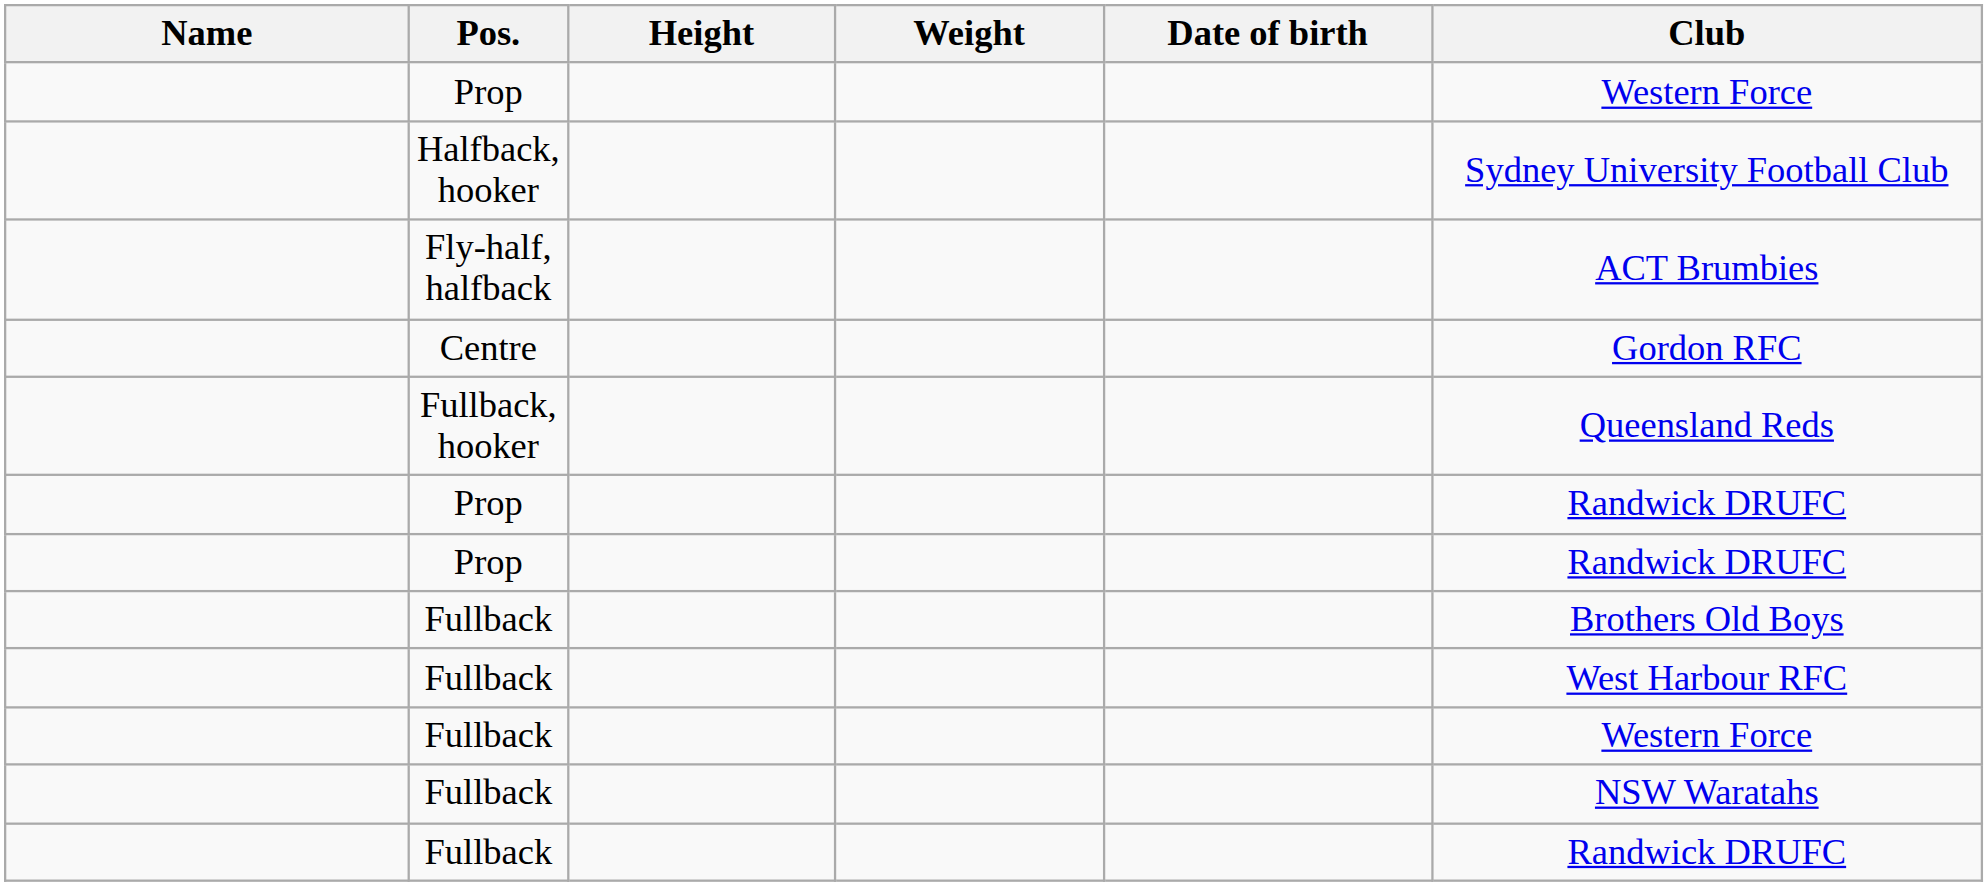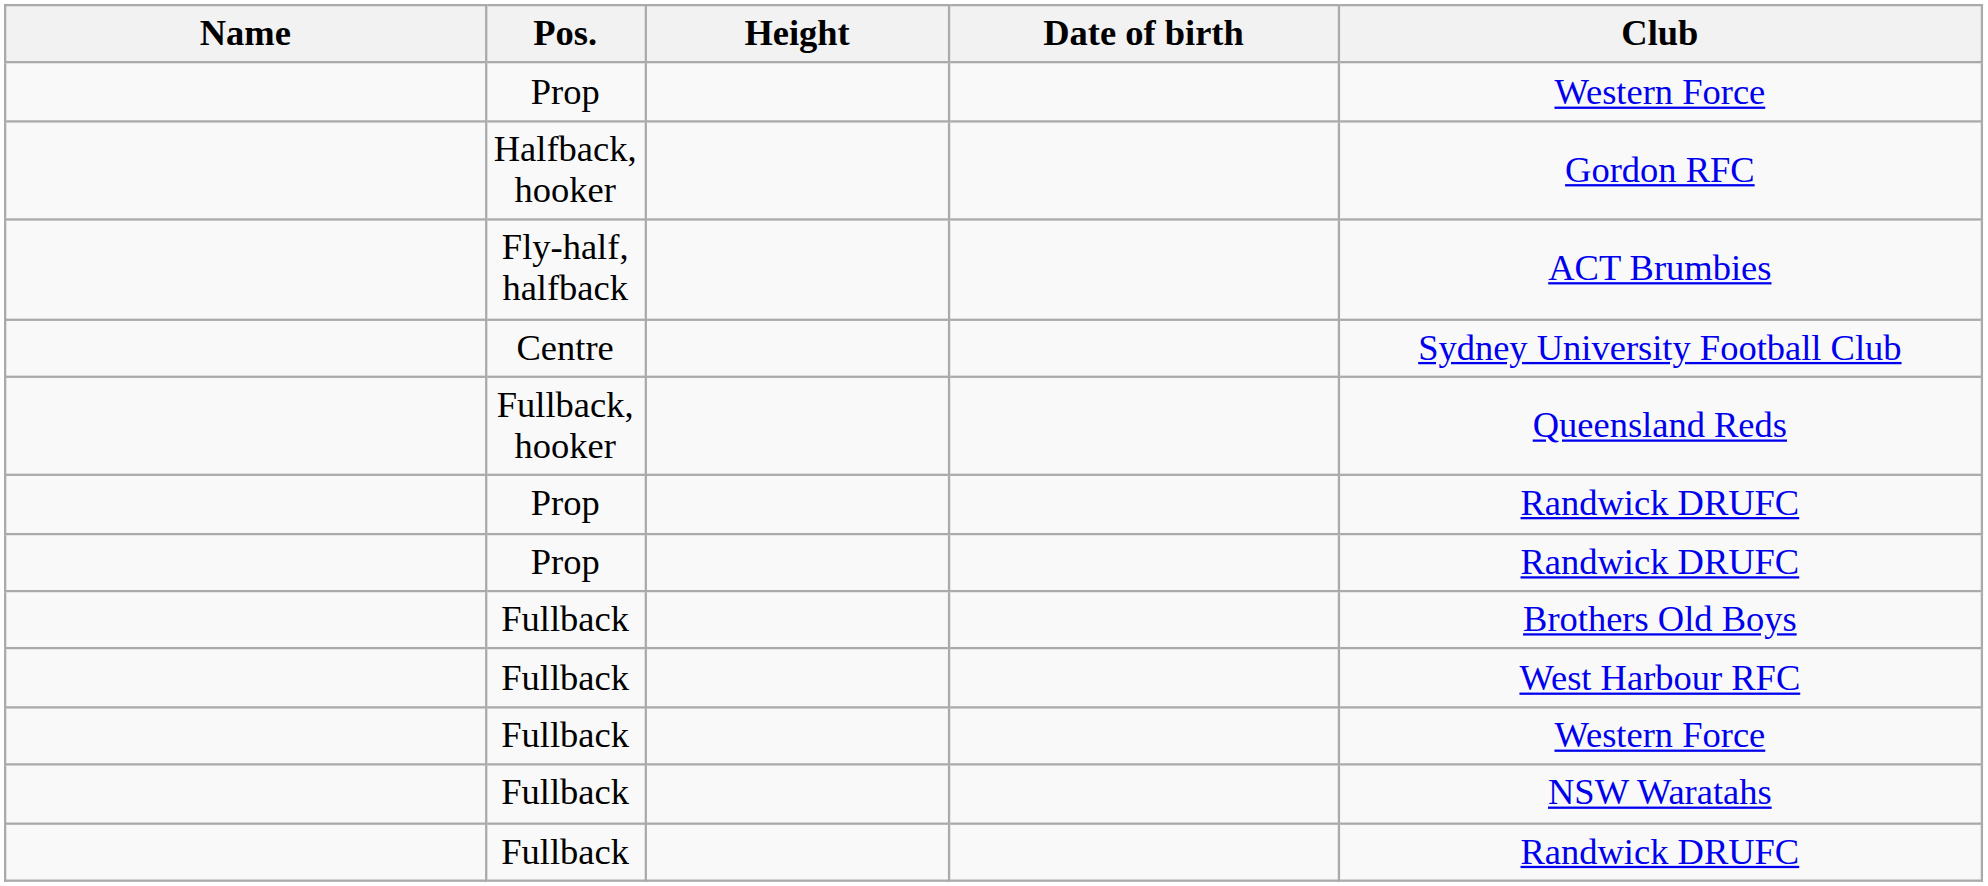- column: (969, 33)
(1707, 169) Sydney University Football Club -> (1660, 169) Gordon RFC
(1707, 346) Gordon RFC -> (1660, 346) Sydney University Football Club
